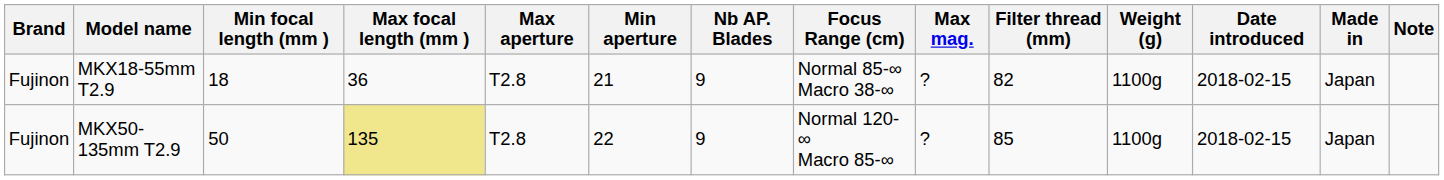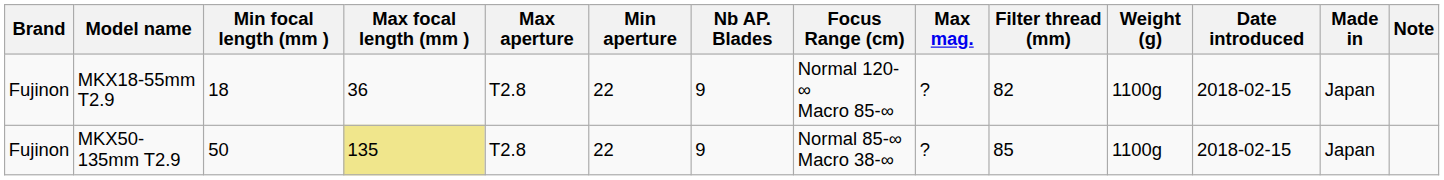(604, 79) 21 -> (604, 89) 22
(850, 79) Normal 85-∞ Macro 38-∞ -> (848, 89) Normal 120-∞ Macro 85-∞
(848, 139) Normal 120-∞ Macro 85-∞ -> (850, 149) Normal 85-∞ Macro 38-∞
